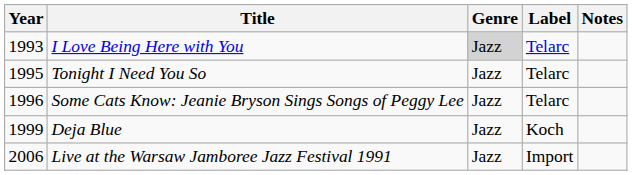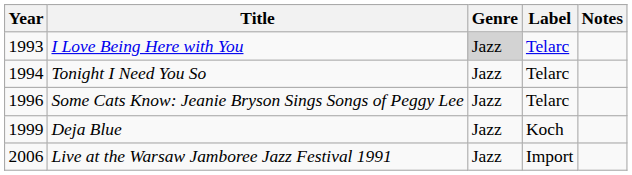(26, 73) 1995 -> (26, 73) 1994
